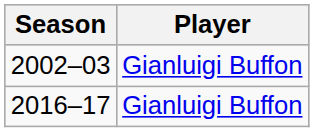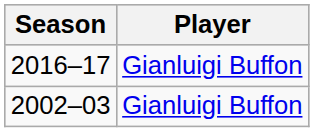rows swapped: (61, 65) <-> (61, 106)
